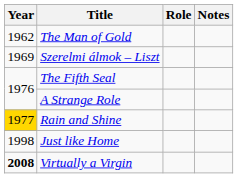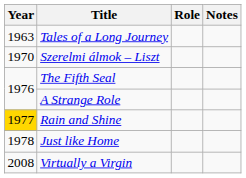- row: (86, 36)
+ row: (104, 36)
(21, 57) 1969 -> (21, 57) 1970
(21, 141) 1998 -> (21, 141) 1978
(21, 162) bold -> (21, 162) normal
